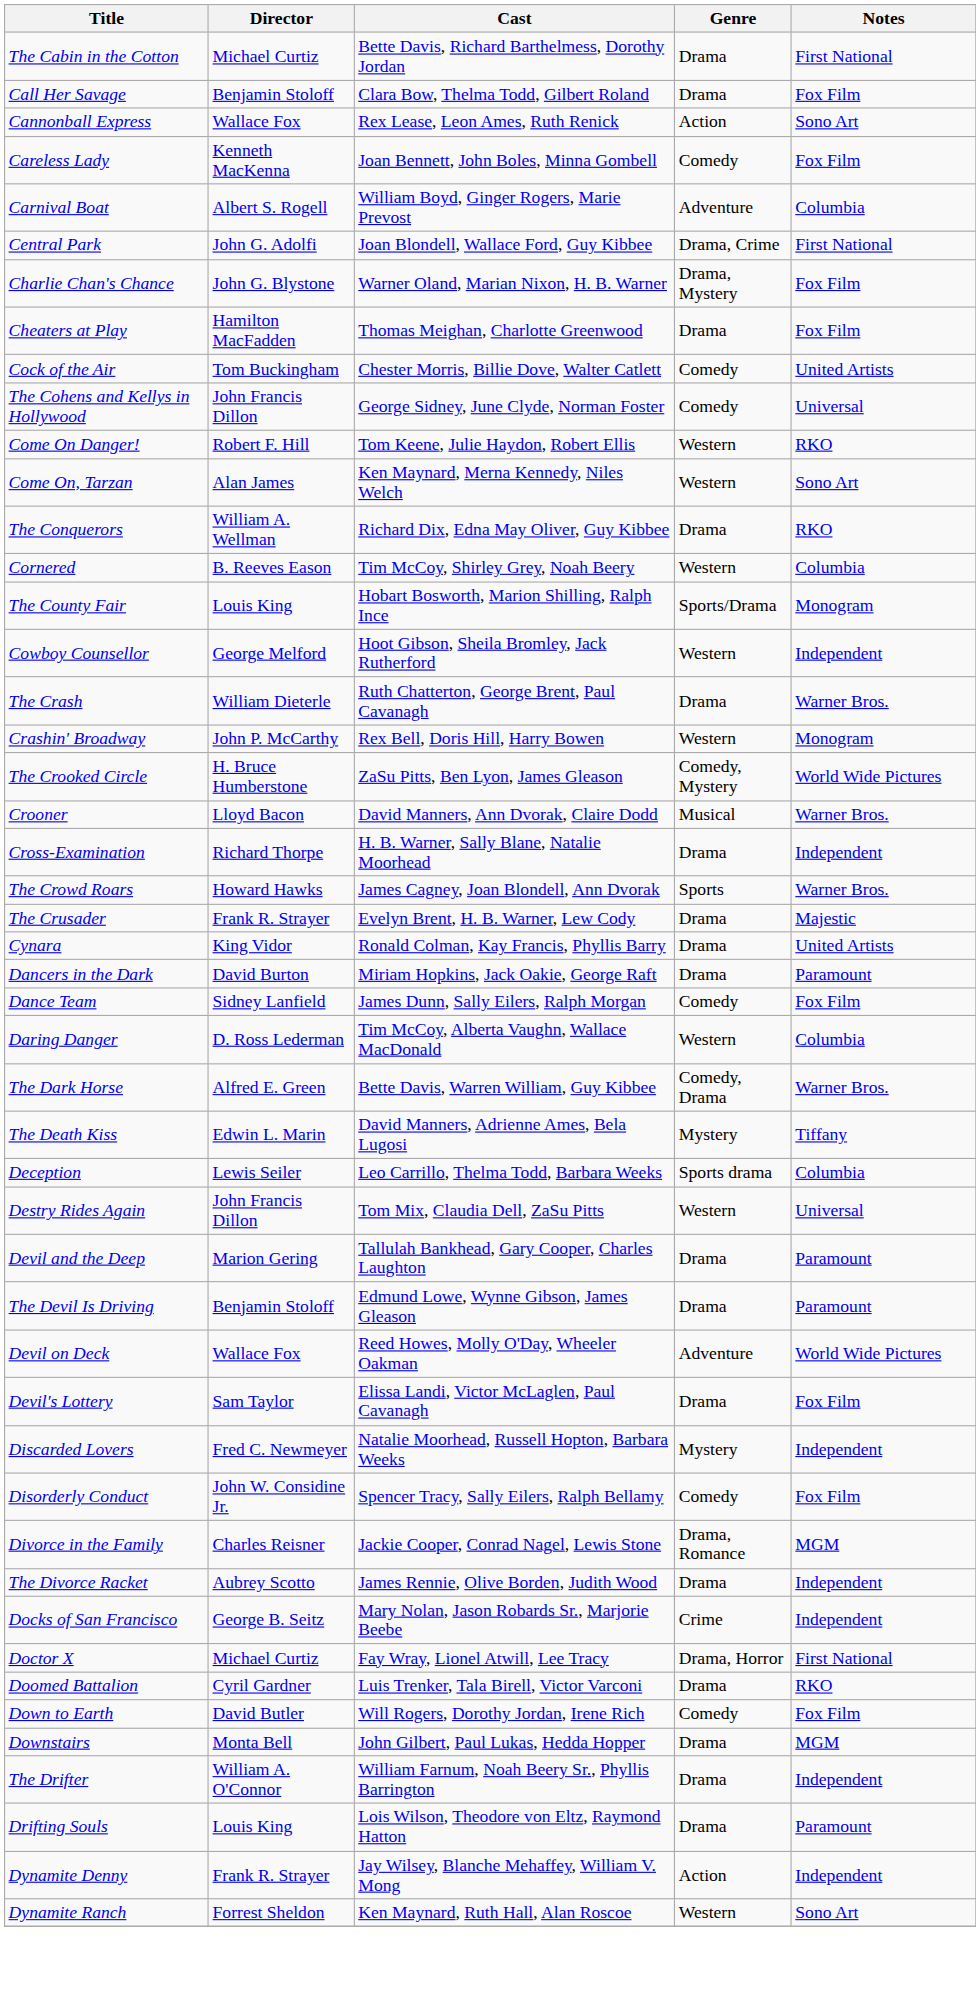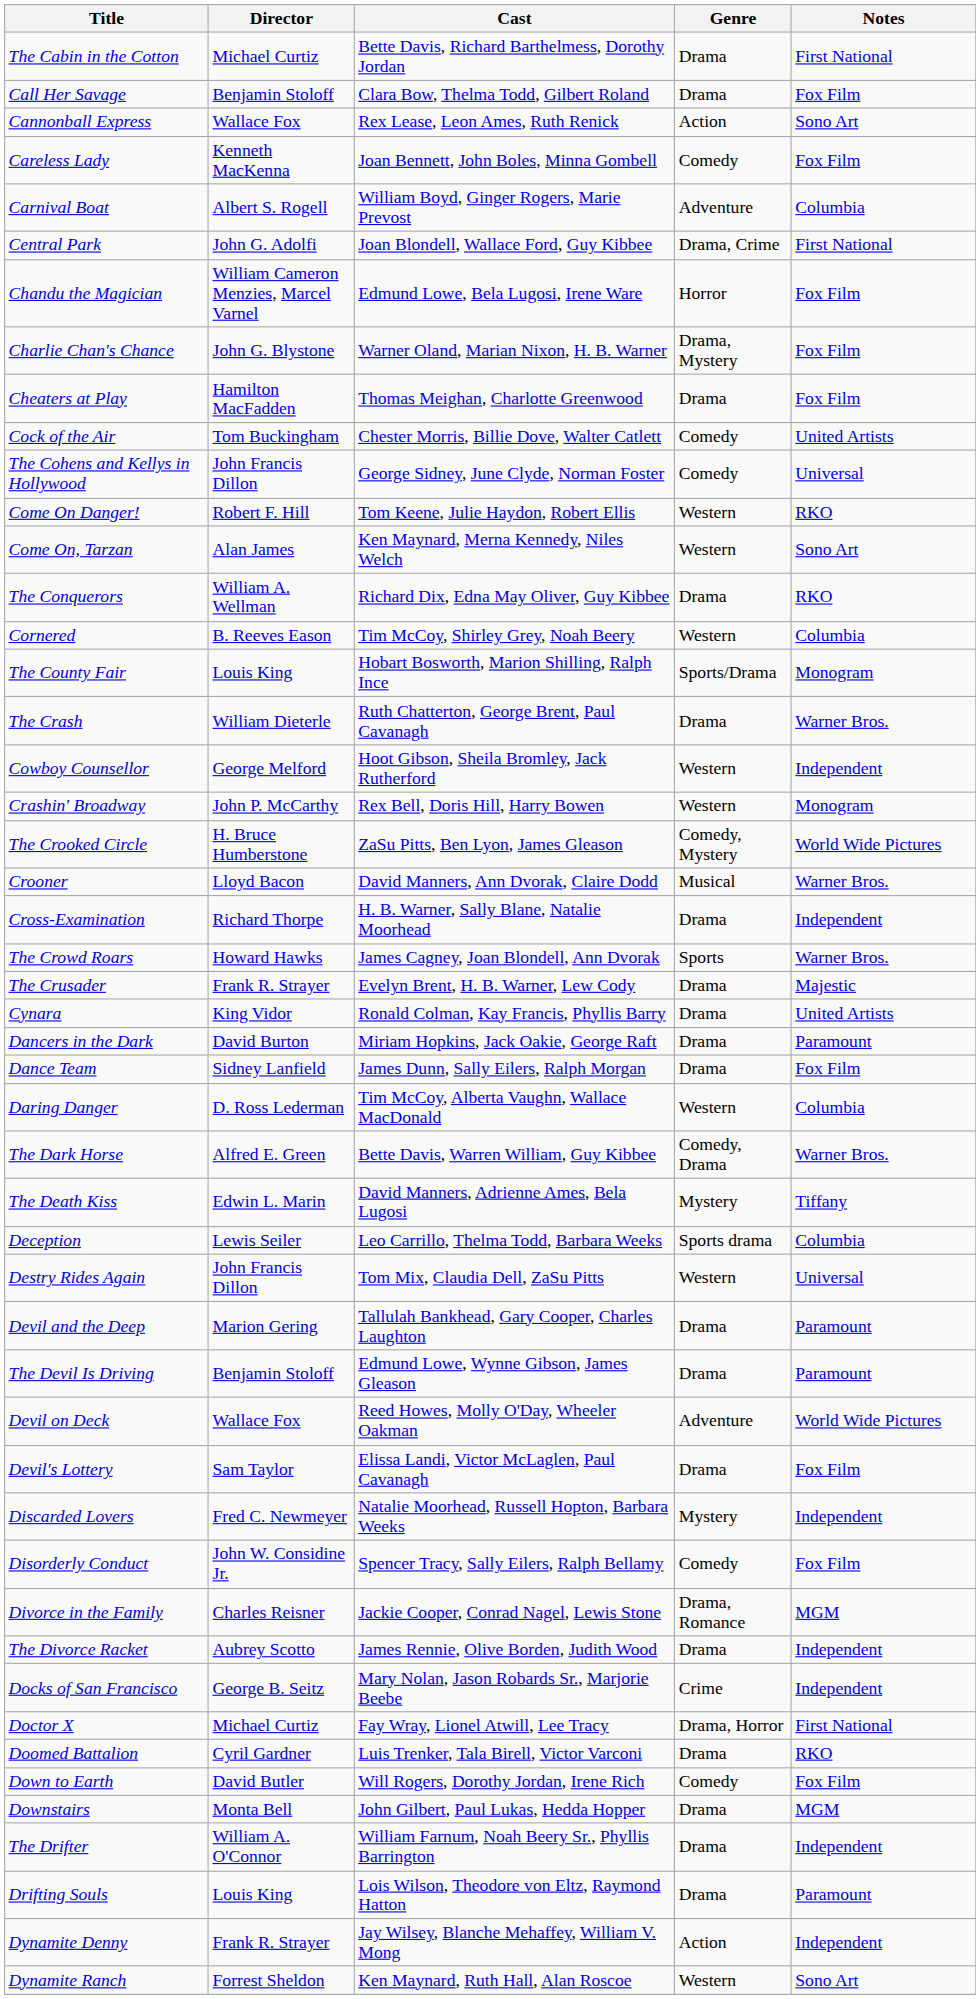+ row: (85, 293)
rows swapped: (79, 653) <-> (46, 700)
(709, 1001) Comedy -> (703, 1069) Drama
